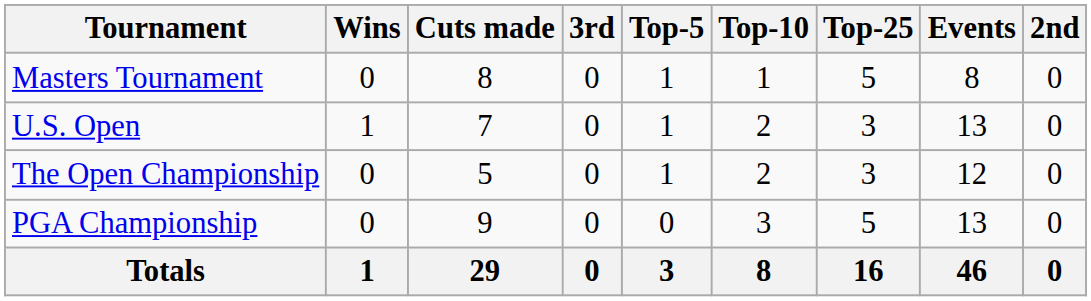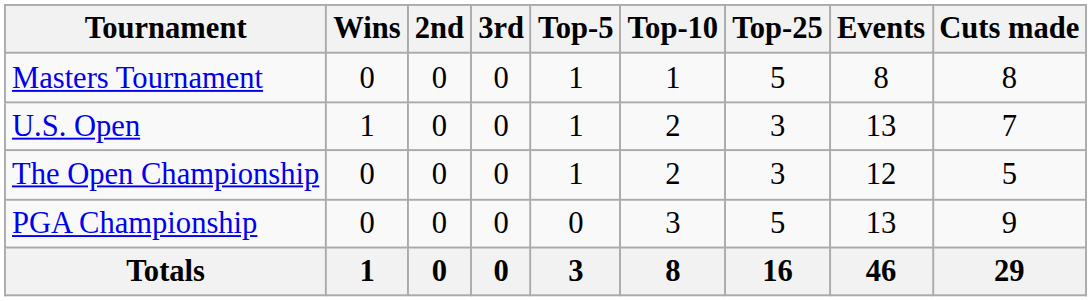columns swapped: (1055, 28) <-> (485, 28)
